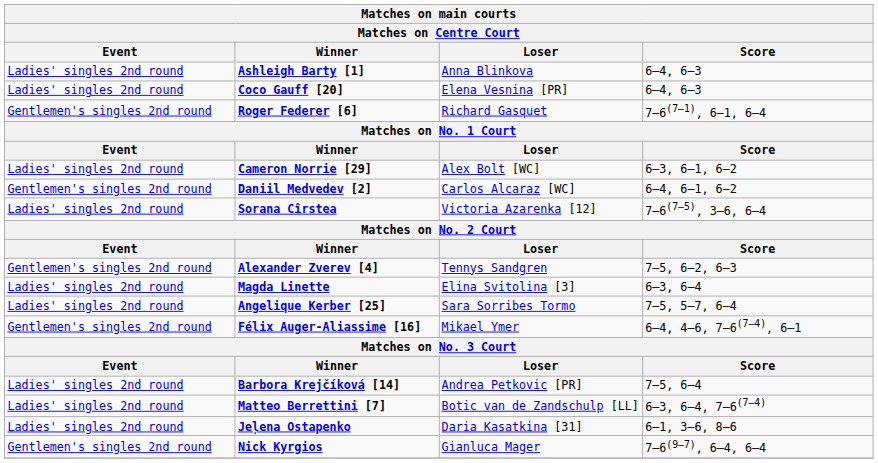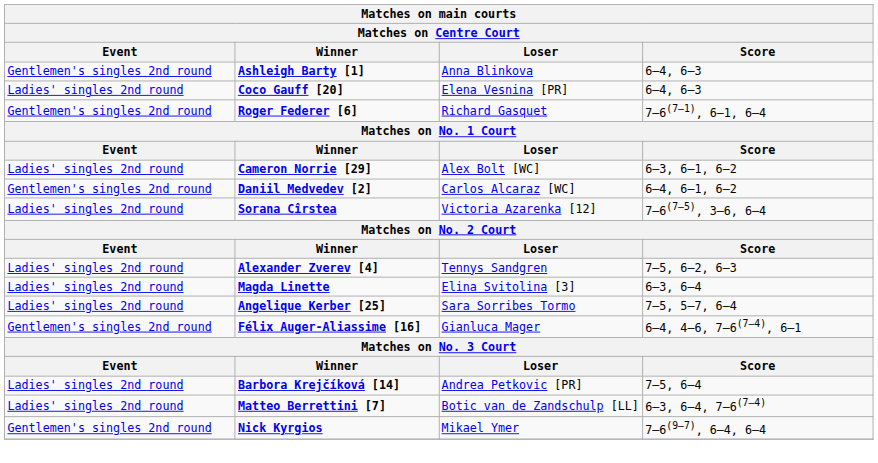(95, 71) Ladies' singles 2nd round -> (110, 71) Gentlemen's singles 2nd round
(110, 268) Gentlemen's singles 2nd round -> (95, 268) Ladies' singles 2nd round
(480, 327) Mikael Ymer -> (491, 327) Gianluca Mager
- row: (294, 426)
(491, 447) Gianluca Mager -> (480, 428) Mikael Ymer
